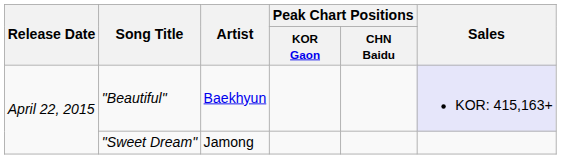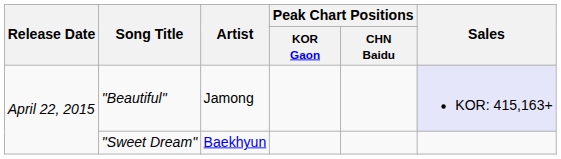(235, 98) Baekhyun -> (229, 98) Jamong
(229, 142) Jamong -> (235, 142) Baekhyun
